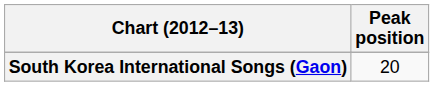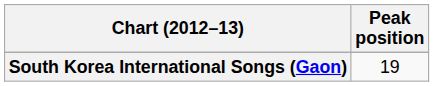(390, 66) 20 -> (390, 66) 19
